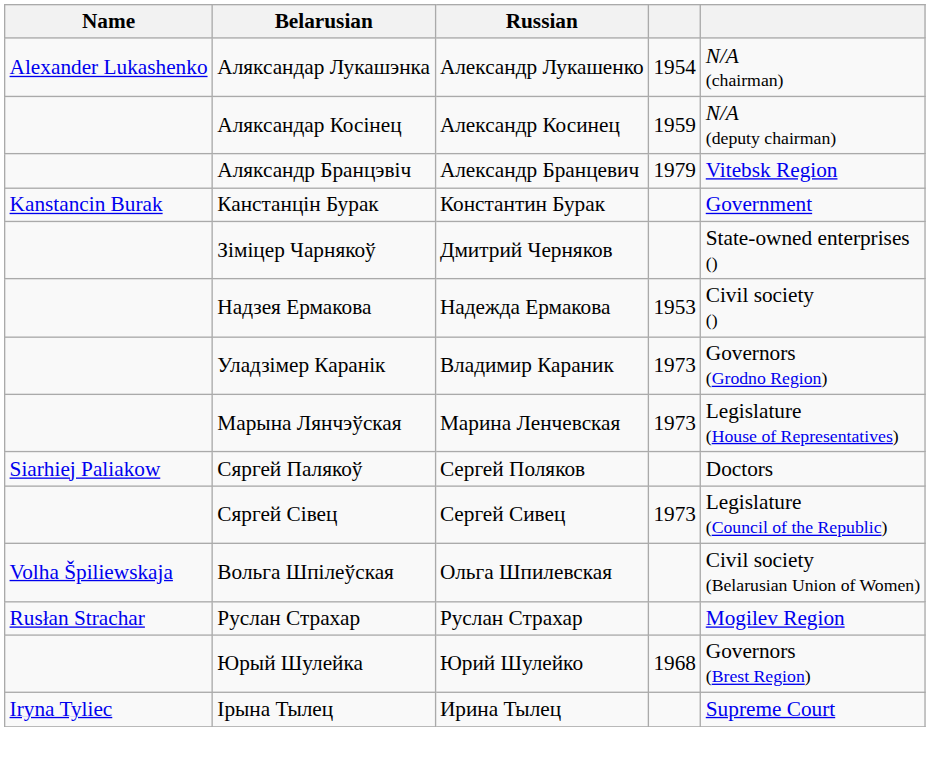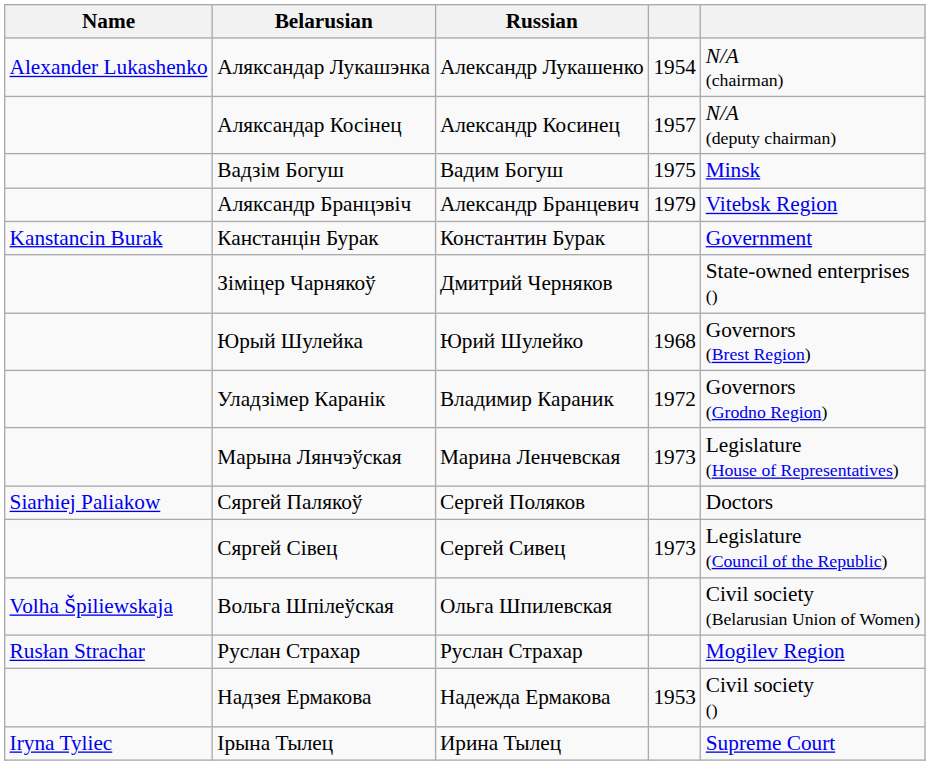(675, 124) 1959 -> (675, 124) 1957
+ row: (281, 170)
rows swapped: (294, 307) <-> (290, 663)
(675, 365) 1973 -> (675, 399) 1972
